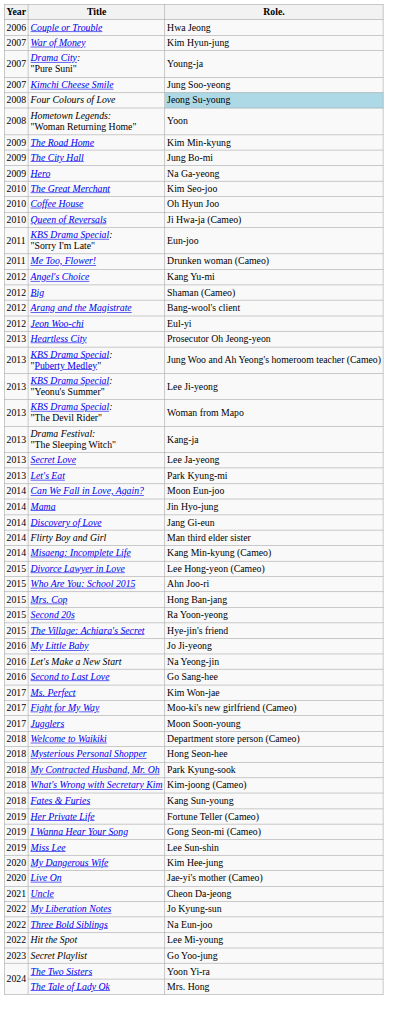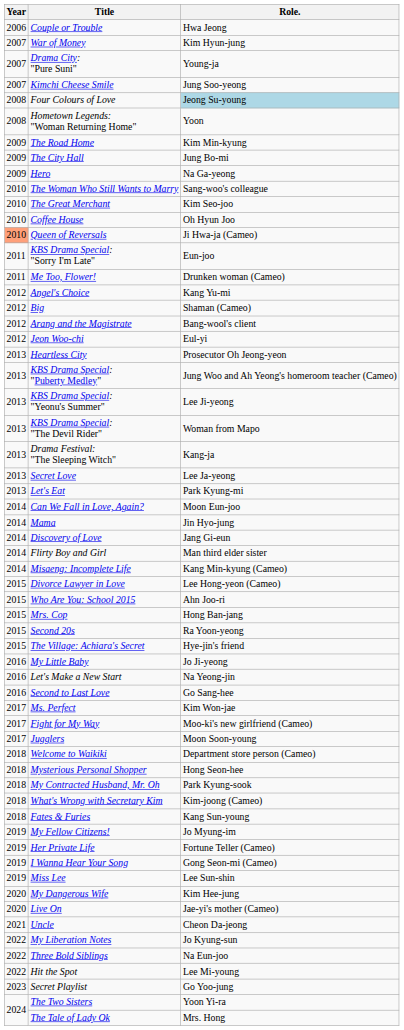+ row: (105, 188)
(16, 219) no background -> (16, 235) lightsalmon background
+ row: (70, 832)
